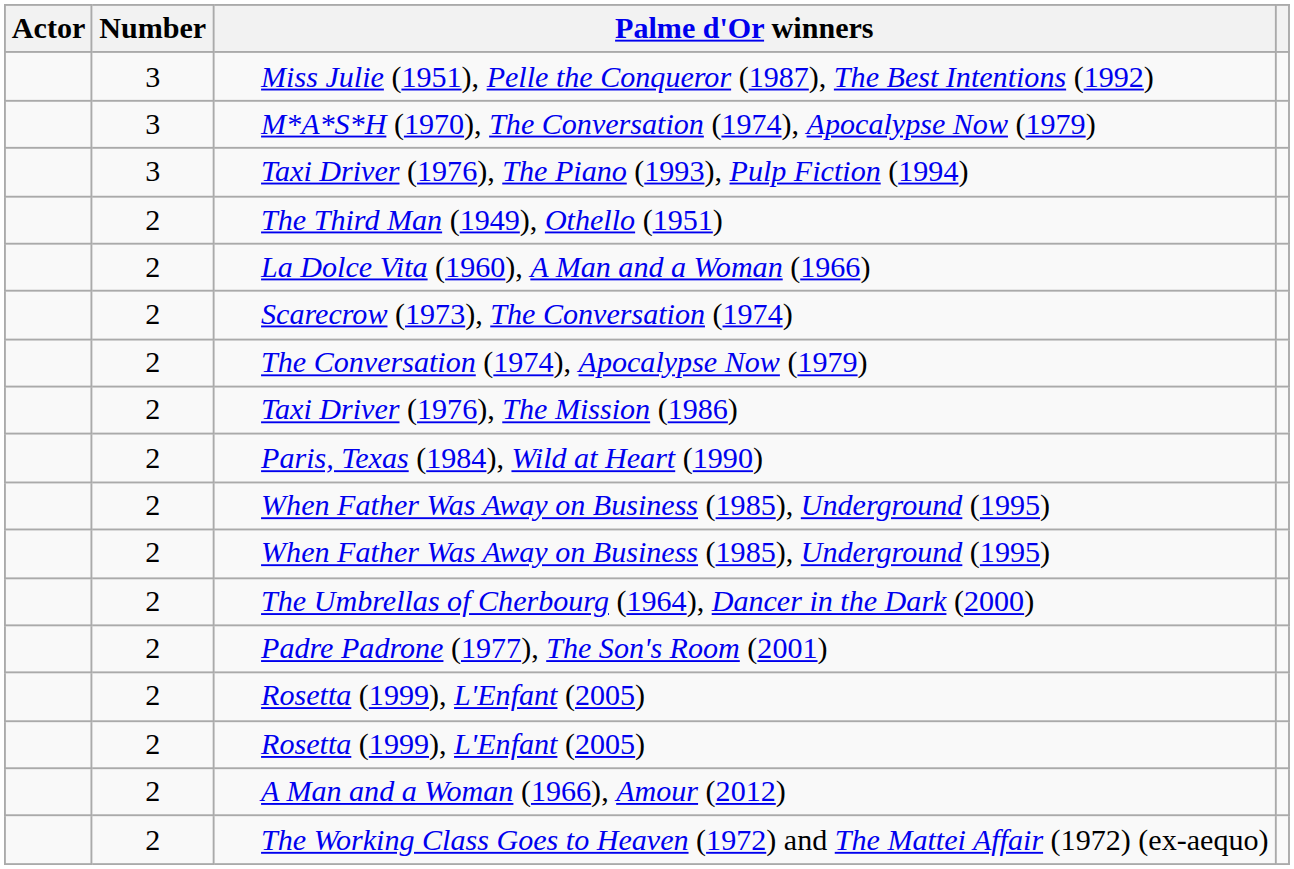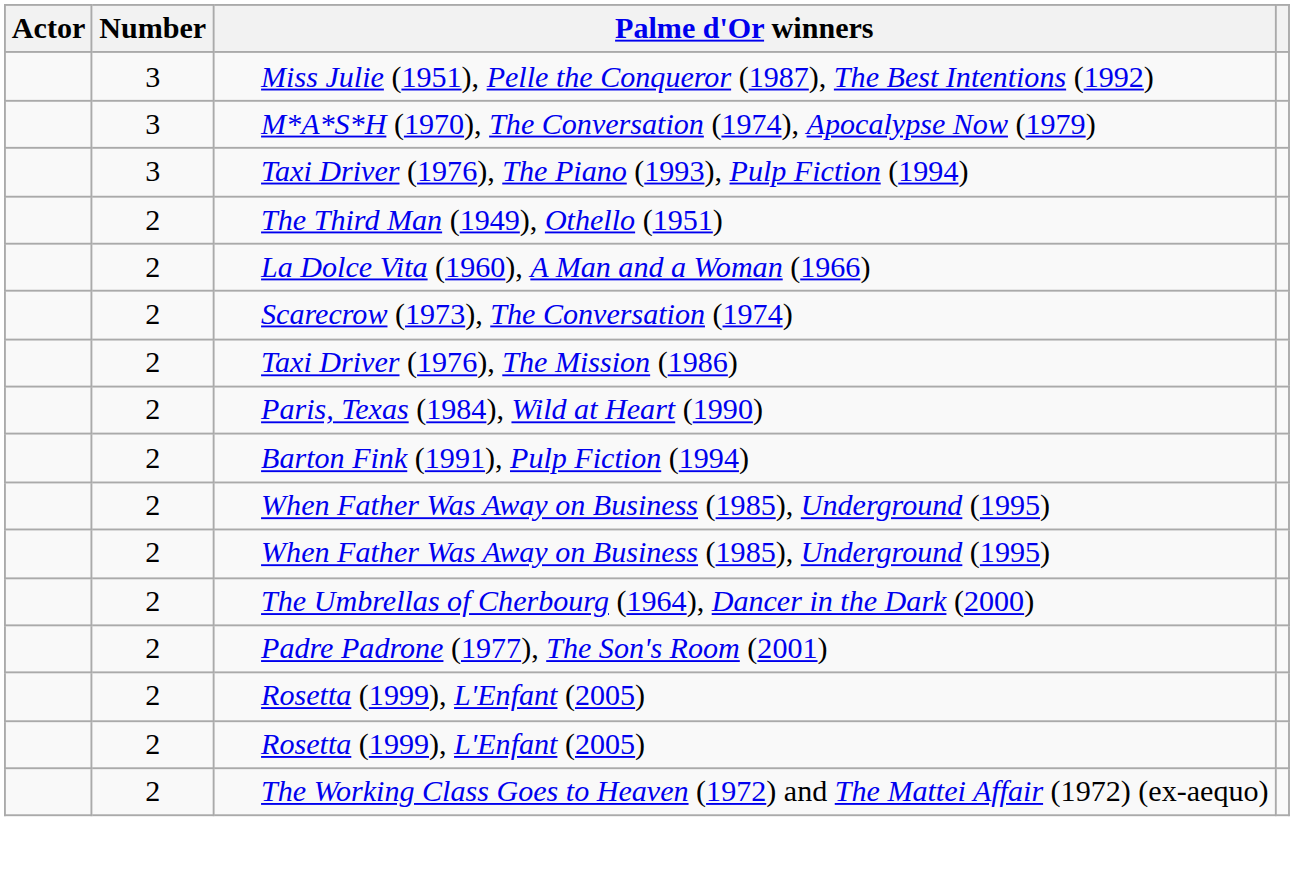- row: (153, 362)
+ row: (153, 457)
- row: (153, 791)
